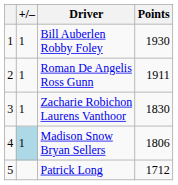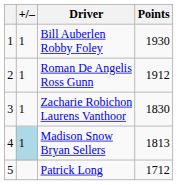(158, 75) 1911 -> (158, 75) 1912
(158, 143) 1806 -> (158, 143) 1813
